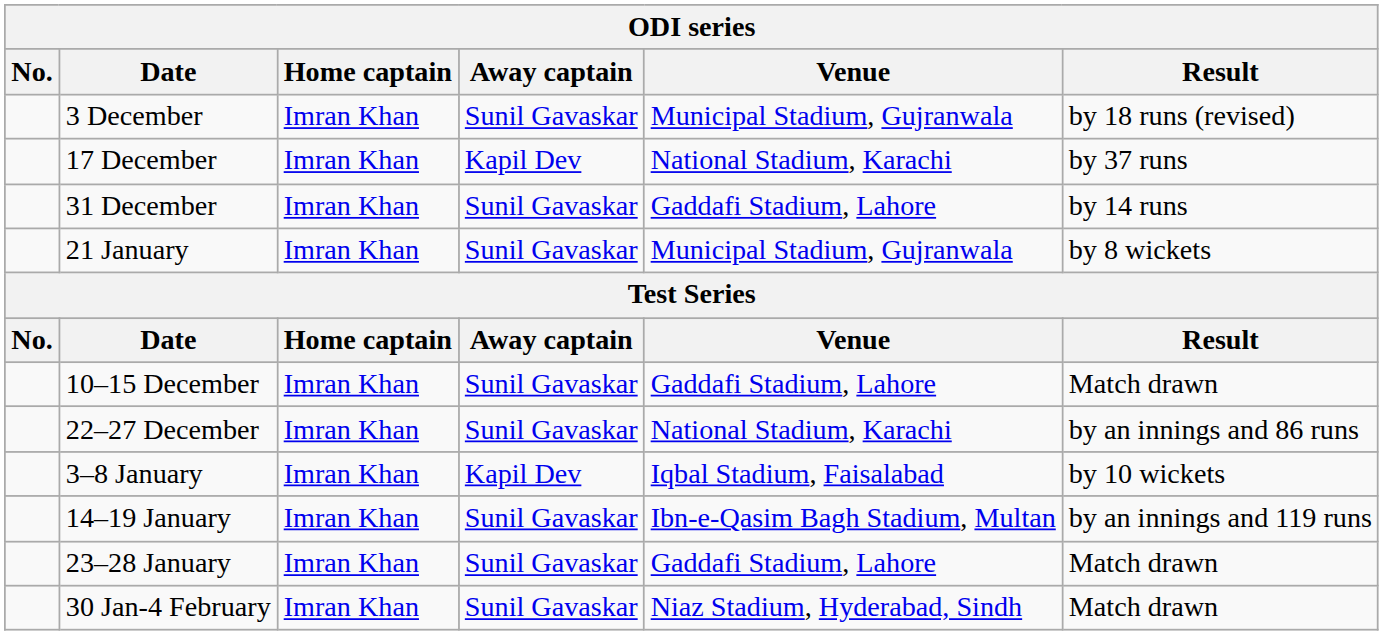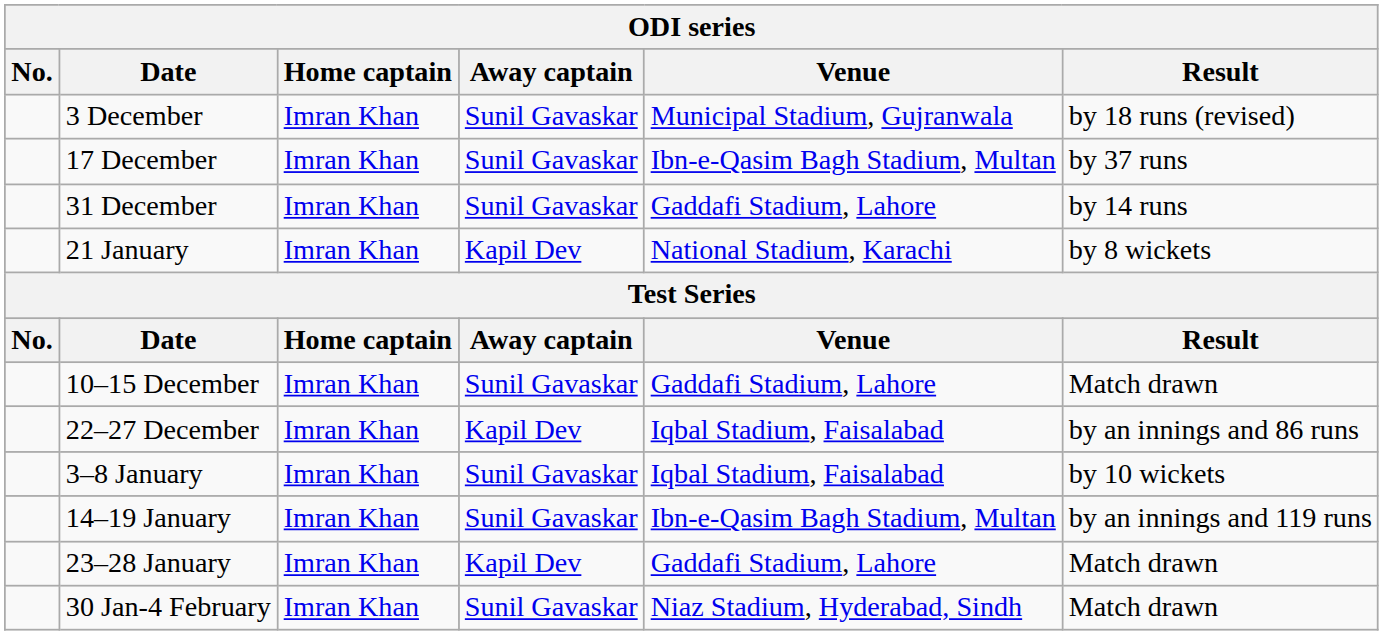(523, 160) Kapil Dev -> (551, 160) Sunil Gavaskar
(801, 160) National Stadium, Karachi -> (853, 160) Ibn-e-Qasim Bagh Stadium, Multan
(551, 250) Sunil Gavaskar -> (523, 250) Kapil Dev
(832, 250) Municipal Stadium, Gujranwala -> (801, 250) National Stadium, Karachi
(551, 428) Sunil Gavaskar -> (523, 428) Kapil Dev
(801, 428) National Stadium, Karachi -> (797, 428) Iqbal Stadium, Faisalabad
(523, 473) Kapil Dev -> (551, 473) Sunil Gavaskar
(551, 562) Sunil Gavaskar -> (523, 562) Kapil Dev
